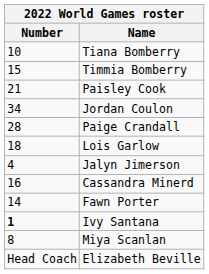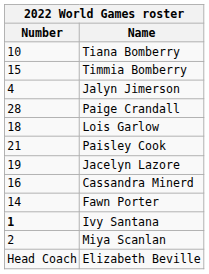rows swapped: (124, 89) <-> (131, 165)
- row: (128, 108)
+ row: (131, 165)
(11, 240) 8 -> (11, 240) 2
